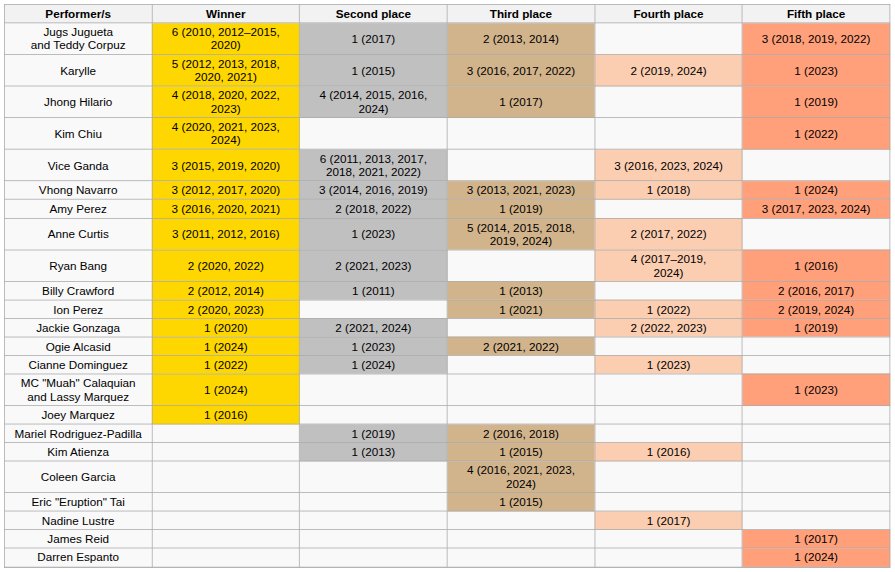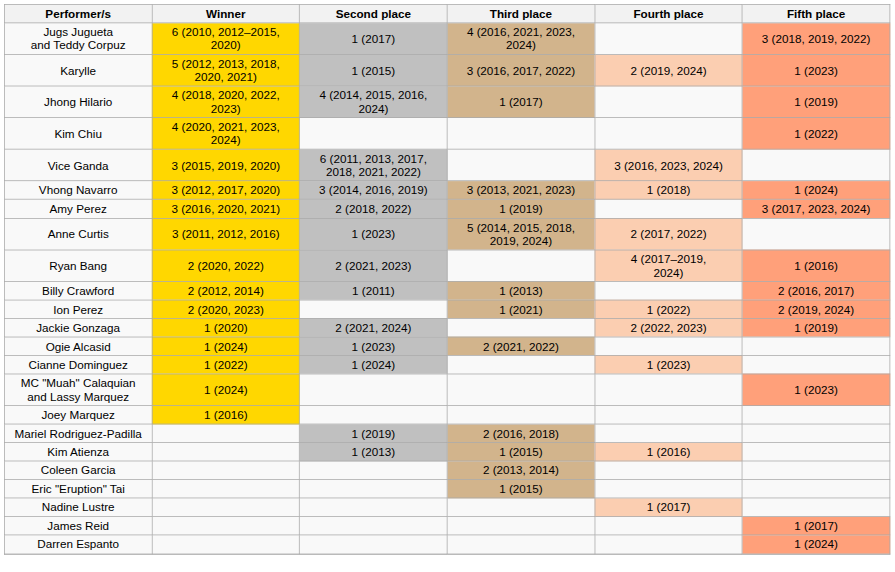(521, 39) 2 (2013, 2014) -> (521, 39) 4 (2016, 2021, 2023, 2024)
(521, 477) 4 (2016, 2021, 2023, 2024) -> (521, 471) 2 (2013, 2014)
